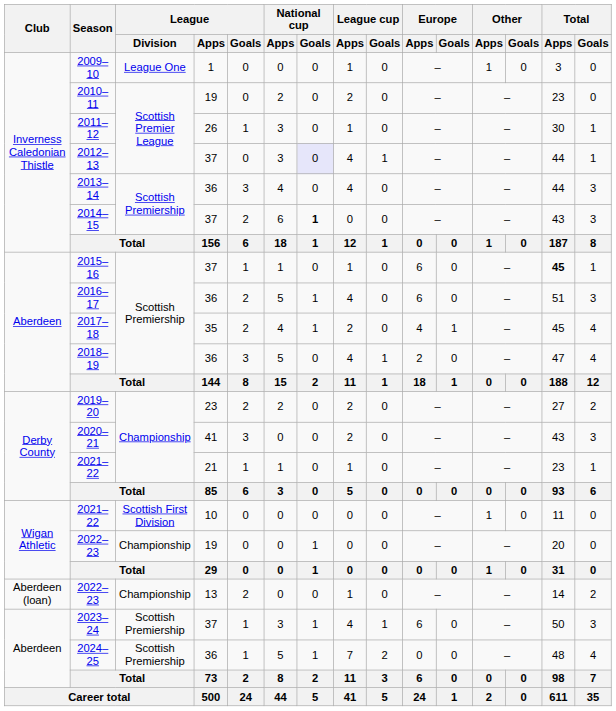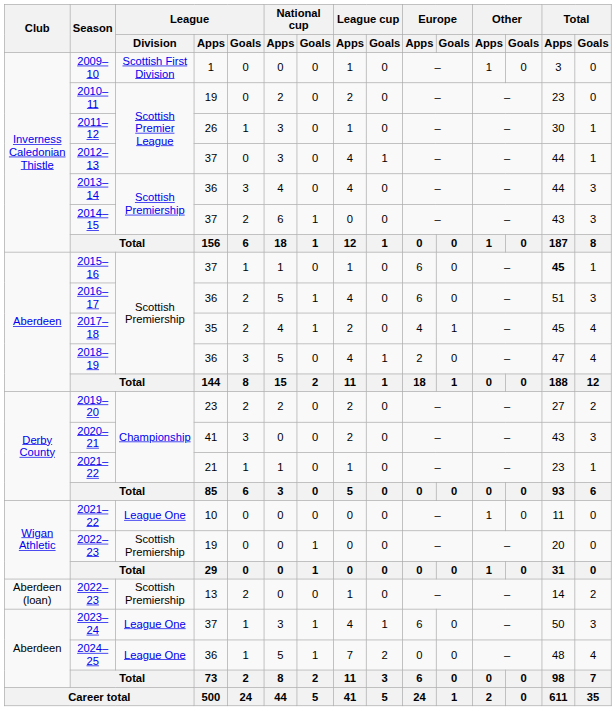(155, 67) League One -> (155, 67) Scottish First Division
(315, 158) lavender background -> (315, 158) no background
(315, 219) bold -> (315, 219) normal
(155, 515) Scottish First Division -> (155, 515) League One
(155, 546) Championship -> (155, 546) Scottish Premiership
(155, 594) Championship -> (155, 594) Scottish Premiership
(155, 624) Scottish Premiership -> (155, 624) League One
(155, 655) Scottish Premiership -> (155, 655) League One
